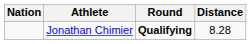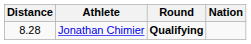columns swapped: (24, 13) <-> (220, 13)
